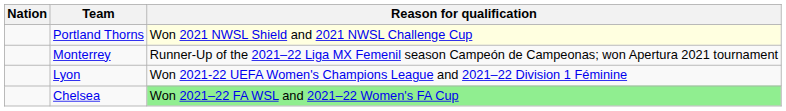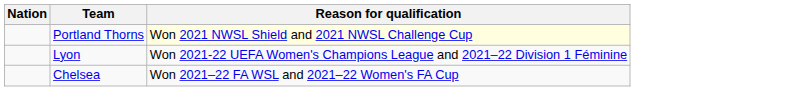- row: (82, 55)
(304, 95) lightgreen background -> (304, 75) no background
